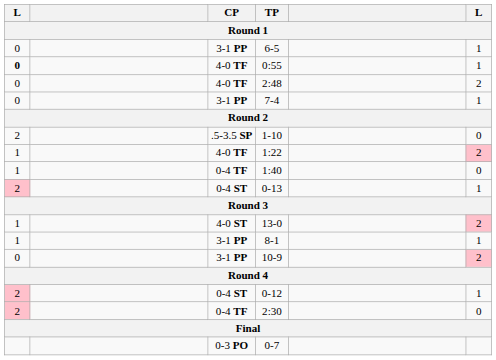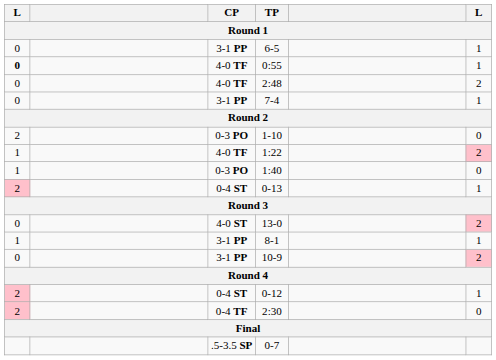(232, 135) .5-3.5 SP -> (232, 135) 0-3 PO
(232, 170) 0-4 TF -> (232, 170) 0-3 PO
(17, 223) 1 -> (17, 223) 0
(232, 345) 0-3 PO -> (232, 345) .5-3.5 SP
